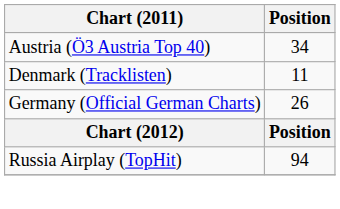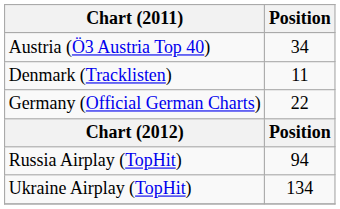(300, 103) 26 -> (300, 103) 22
+ row: (100, 189)
